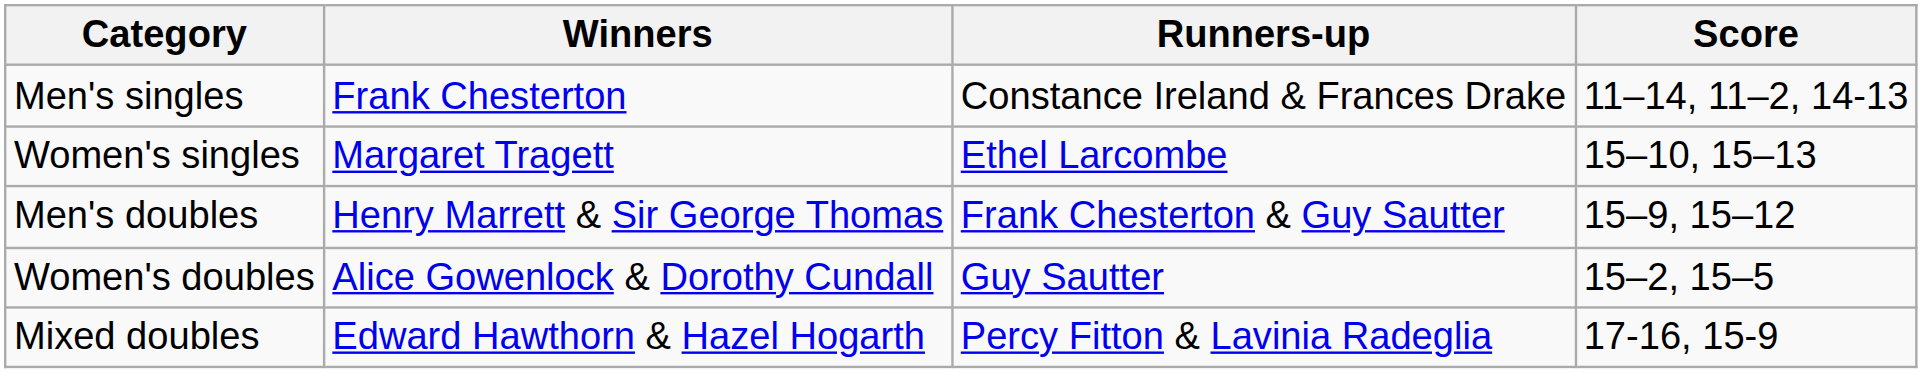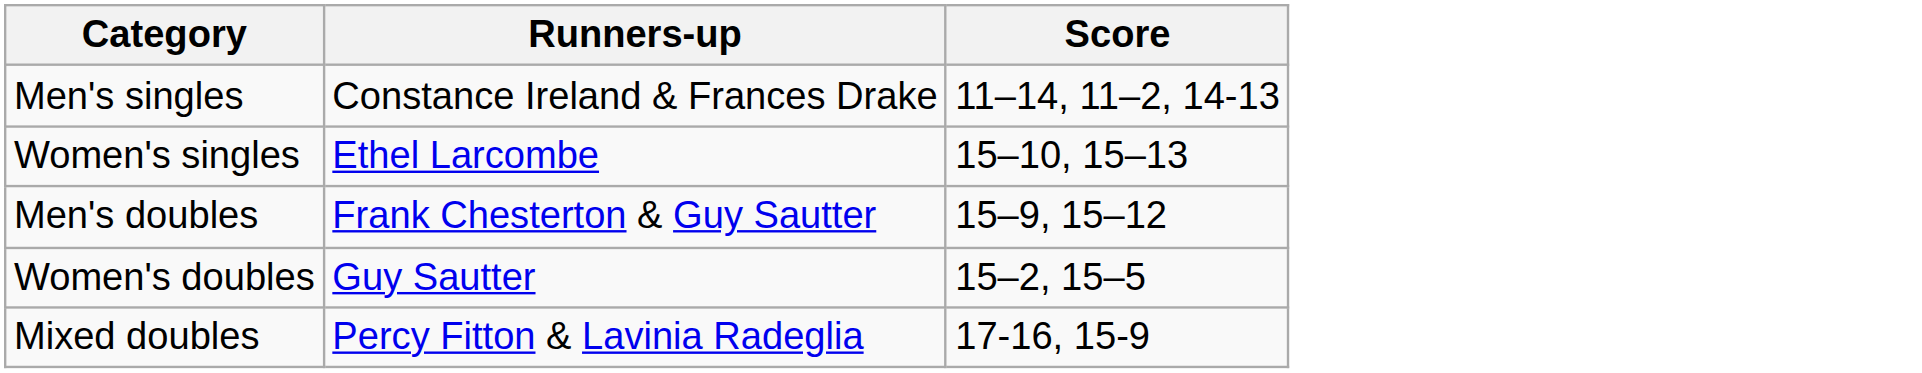- column: (638, 34)
